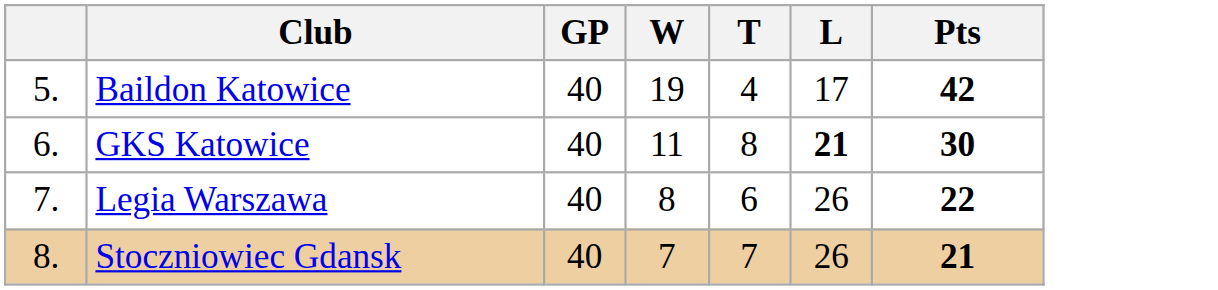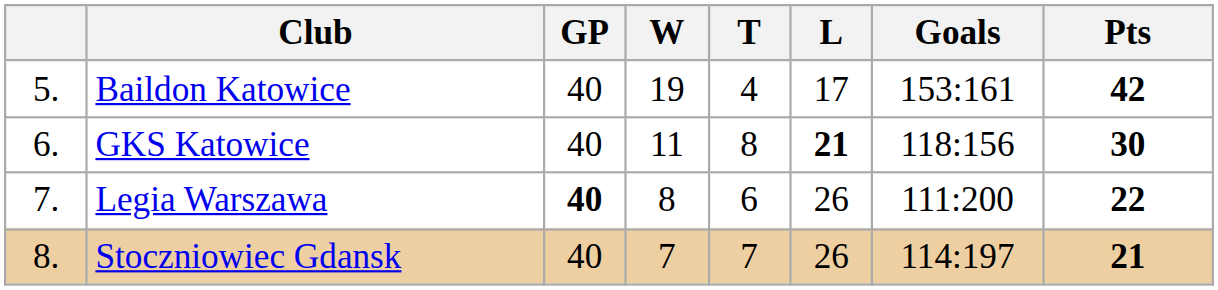+ column: (958, 32)
(585, 199) normal -> (585, 199) bold
